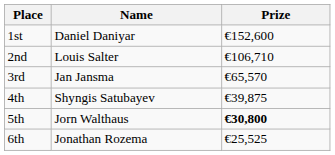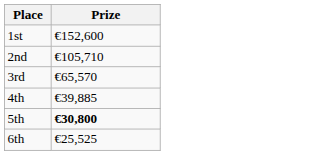- column: (136, 14)
(249, 56) €106,710 -> (79, 56) €105,710
(246, 98) €39,875 -> (76, 98) €39,885
